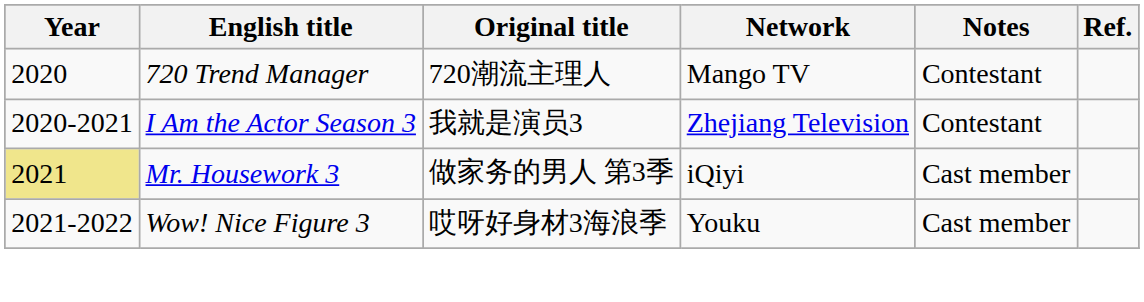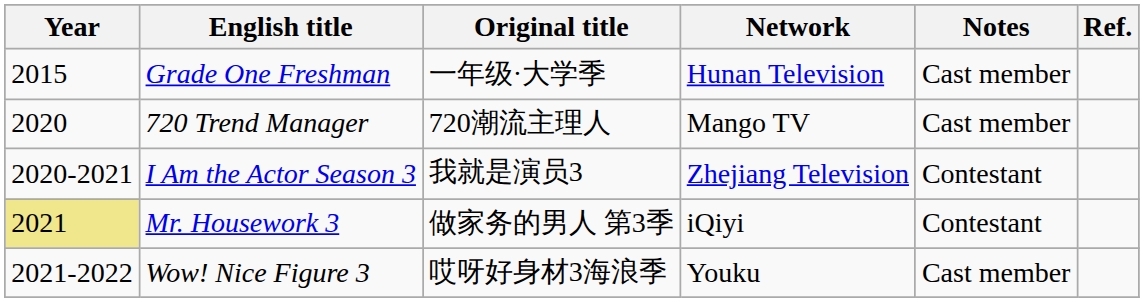+ row: (268, 73)
(982, 73) Contestant -> (996, 123) Cast member
(996, 173) Cast member -> (982, 222) Contestant
